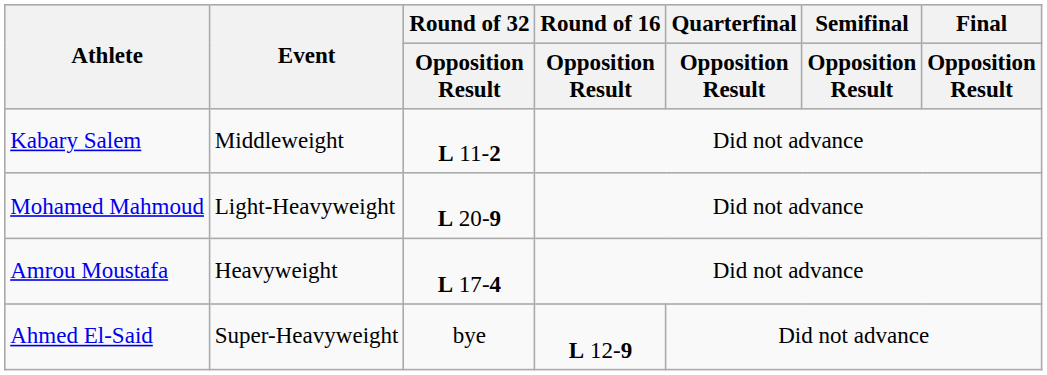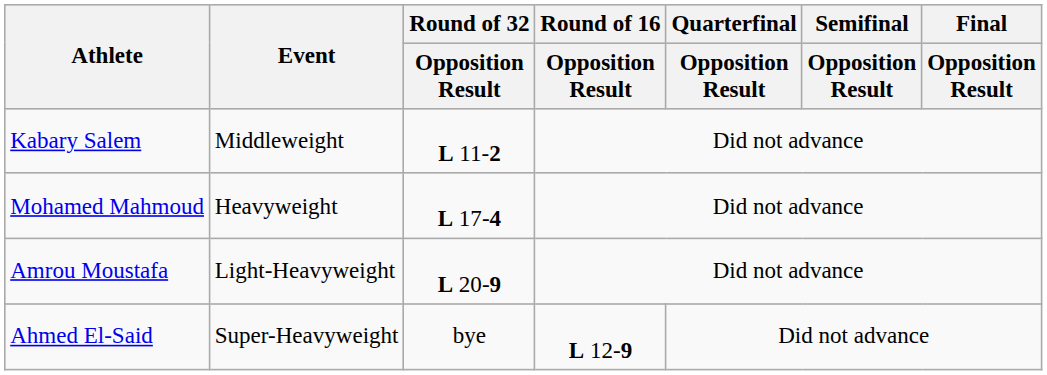(305, 205) Light-Heavyweight -> (276, 205) Heavyweight
(469, 219) L 20-9 -> (469, 219) L 17-4
(276, 271) Heavyweight -> (305, 271) Light-Heavyweight
(469, 284) L 17-4 -> (469, 284) L 20-9
